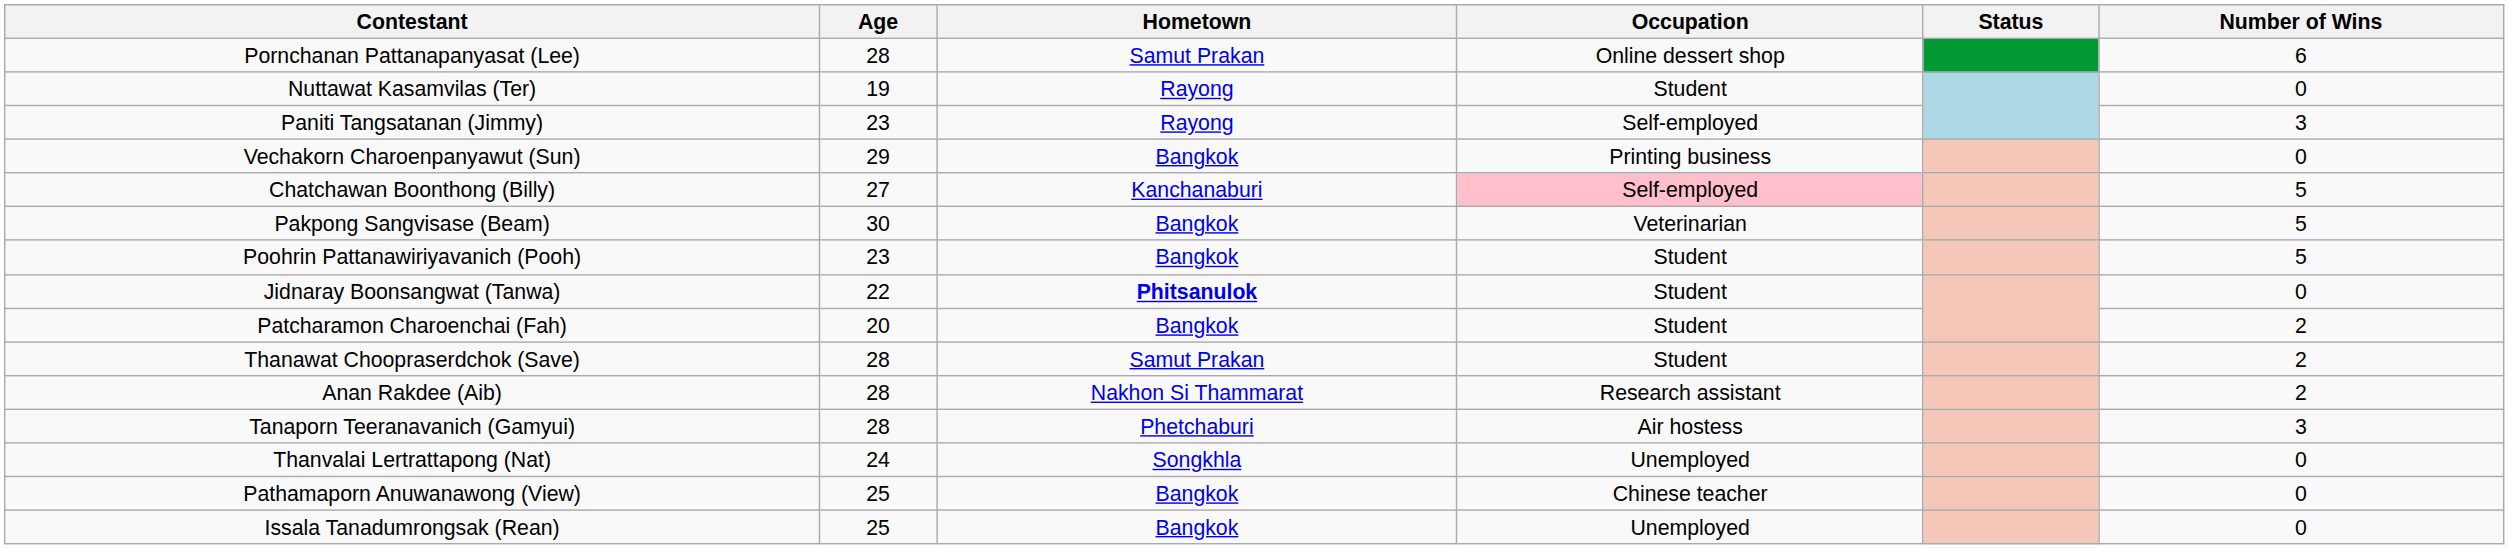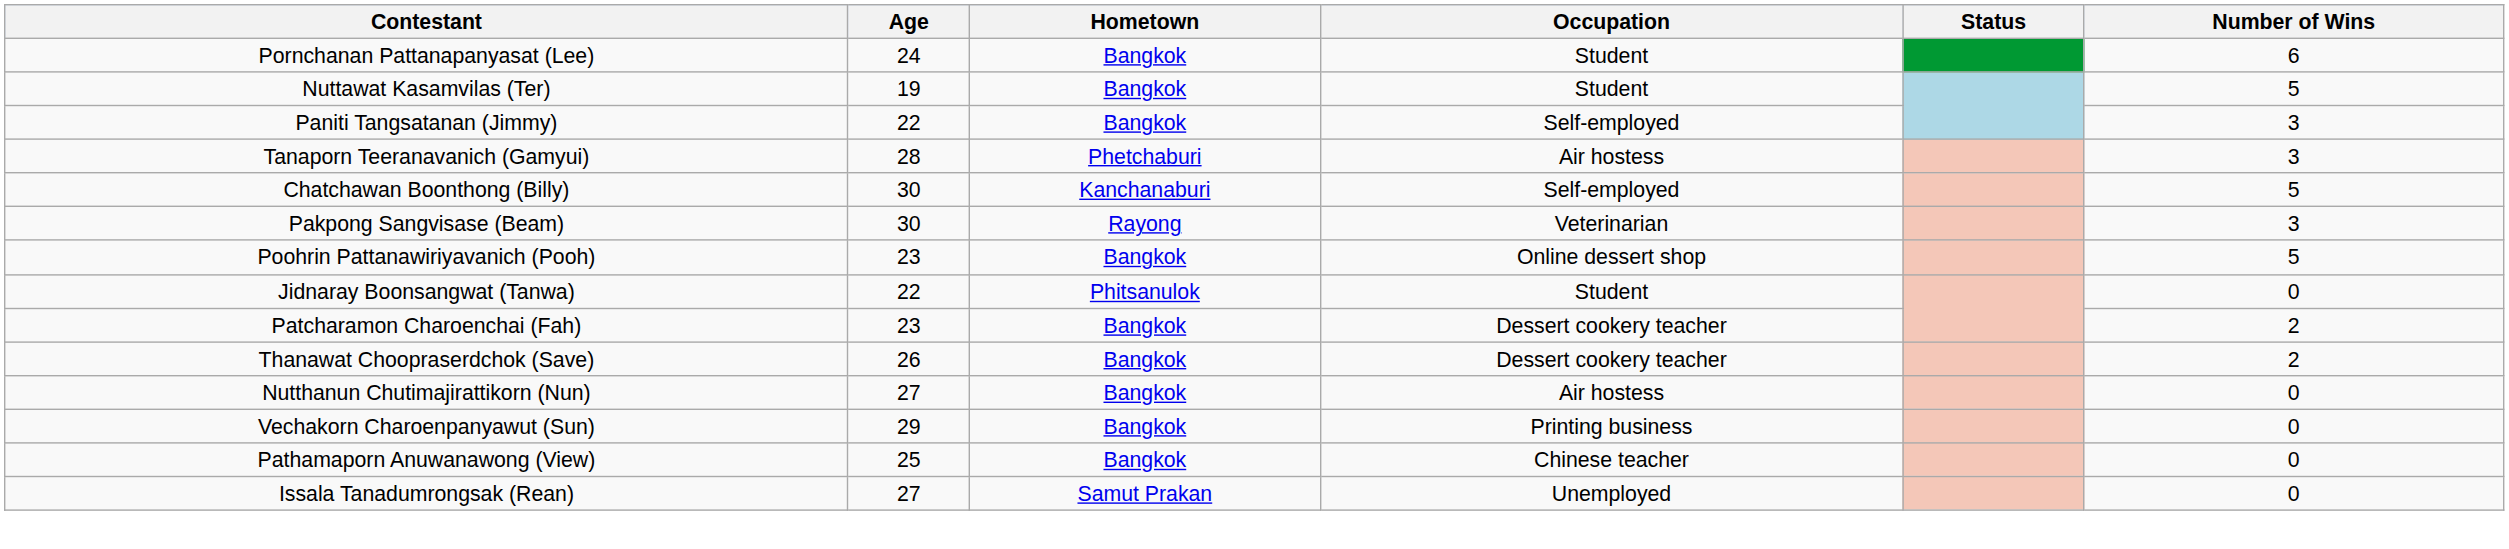(878, 55) 28 -> (909, 55) 24
(1197, 55) Samut Prakan -> (1145, 55) Bangkok
(1690, 55) Online dessert shop -> (1611, 55) Student
(1197, 89) Rayong -> (1145, 89) Bangkok
(2301, 89) 0 -> (2294, 89) 5
(878, 123) 23 -> (909, 123) 22
(1197, 123) Rayong -> (1145, 123) Bangkok
rows swapped: (412, 426) <-> (412, 156)
(878, 190) 27 -> (909, 190) 30
(1690, 190) pink background -> (1611, 190) no background
(1197, 224) Bangkok -> (1145, 224) Rayong
(2301, 224) 5 -> (2294, 224) 3
(1690, 258) Student -> (1611, 258) Online dessert shop
(1197, 291) bold -> (1145, 291) normal
(878, 325) 20 -> (909, 325) 23
(1690, 325) Student -> (1611, 325) Dessert cookery teacher
(878, 359) 28 -> (909, 359) 26
(1197, 359) Samut Prakan -> (1145, 359) Bangkok
(1690, 359) Student -> (1611, 359) Dessert cookery teacher
- row: (412, 392)
+ row: (426, 392)
- row: (412, 460)
(878, 527) 25 -> (909, 493) 27
(1197, 527) Bangkok -> (1145, 493) Samut Prakan
